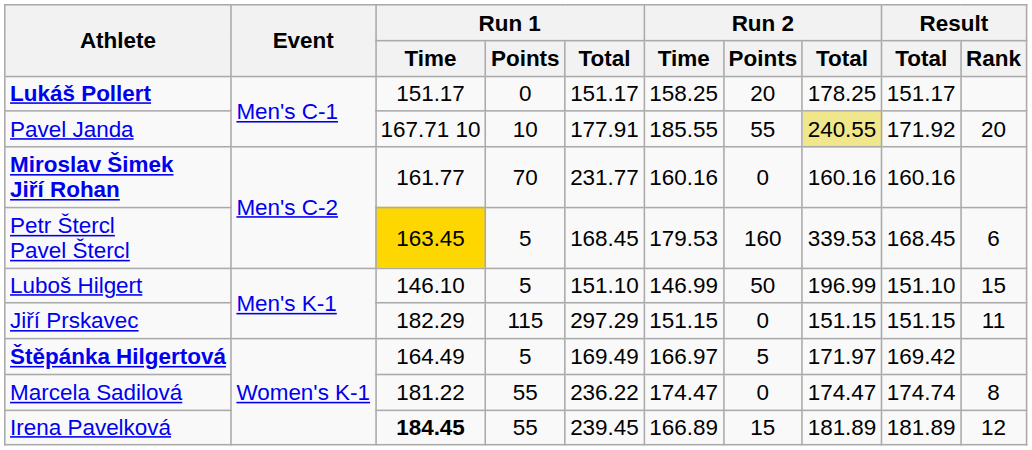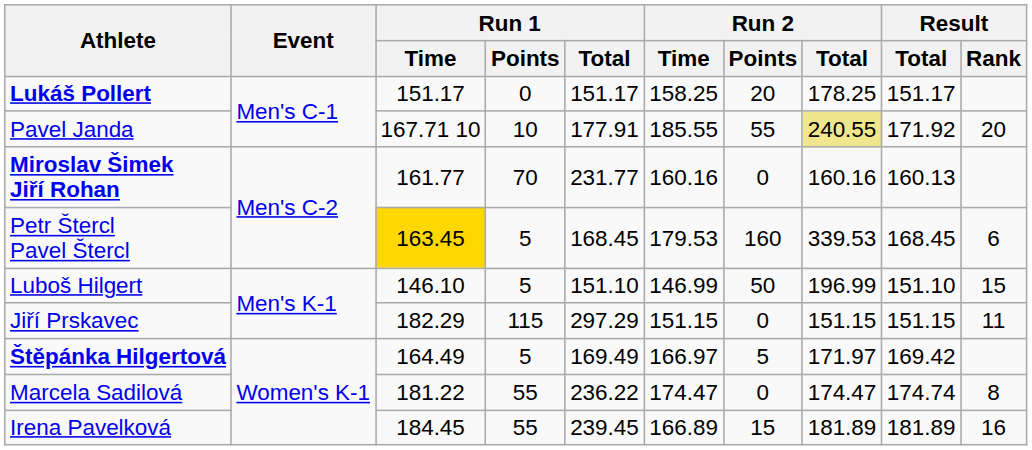(921, 177) 160.16 -> (921, 177) 160.13
(431, 428) bold -> (431, 428) normal
(994, 428) 12 -> (994, 428) 16
